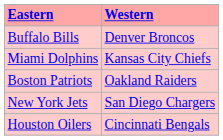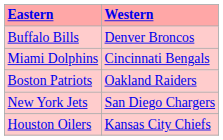(158, 59) Kansas City Chiefs -> (157, 59) Cincinnati Bengals
(157, 124) Cincinnati Bengals -> (158, 124) Kansas City Chiefs
